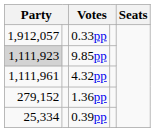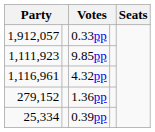(34, 55) lightgrey background -> (34, 55) no background
(34, 76) 1,111,961 -> (34, 76) 1,116,961
